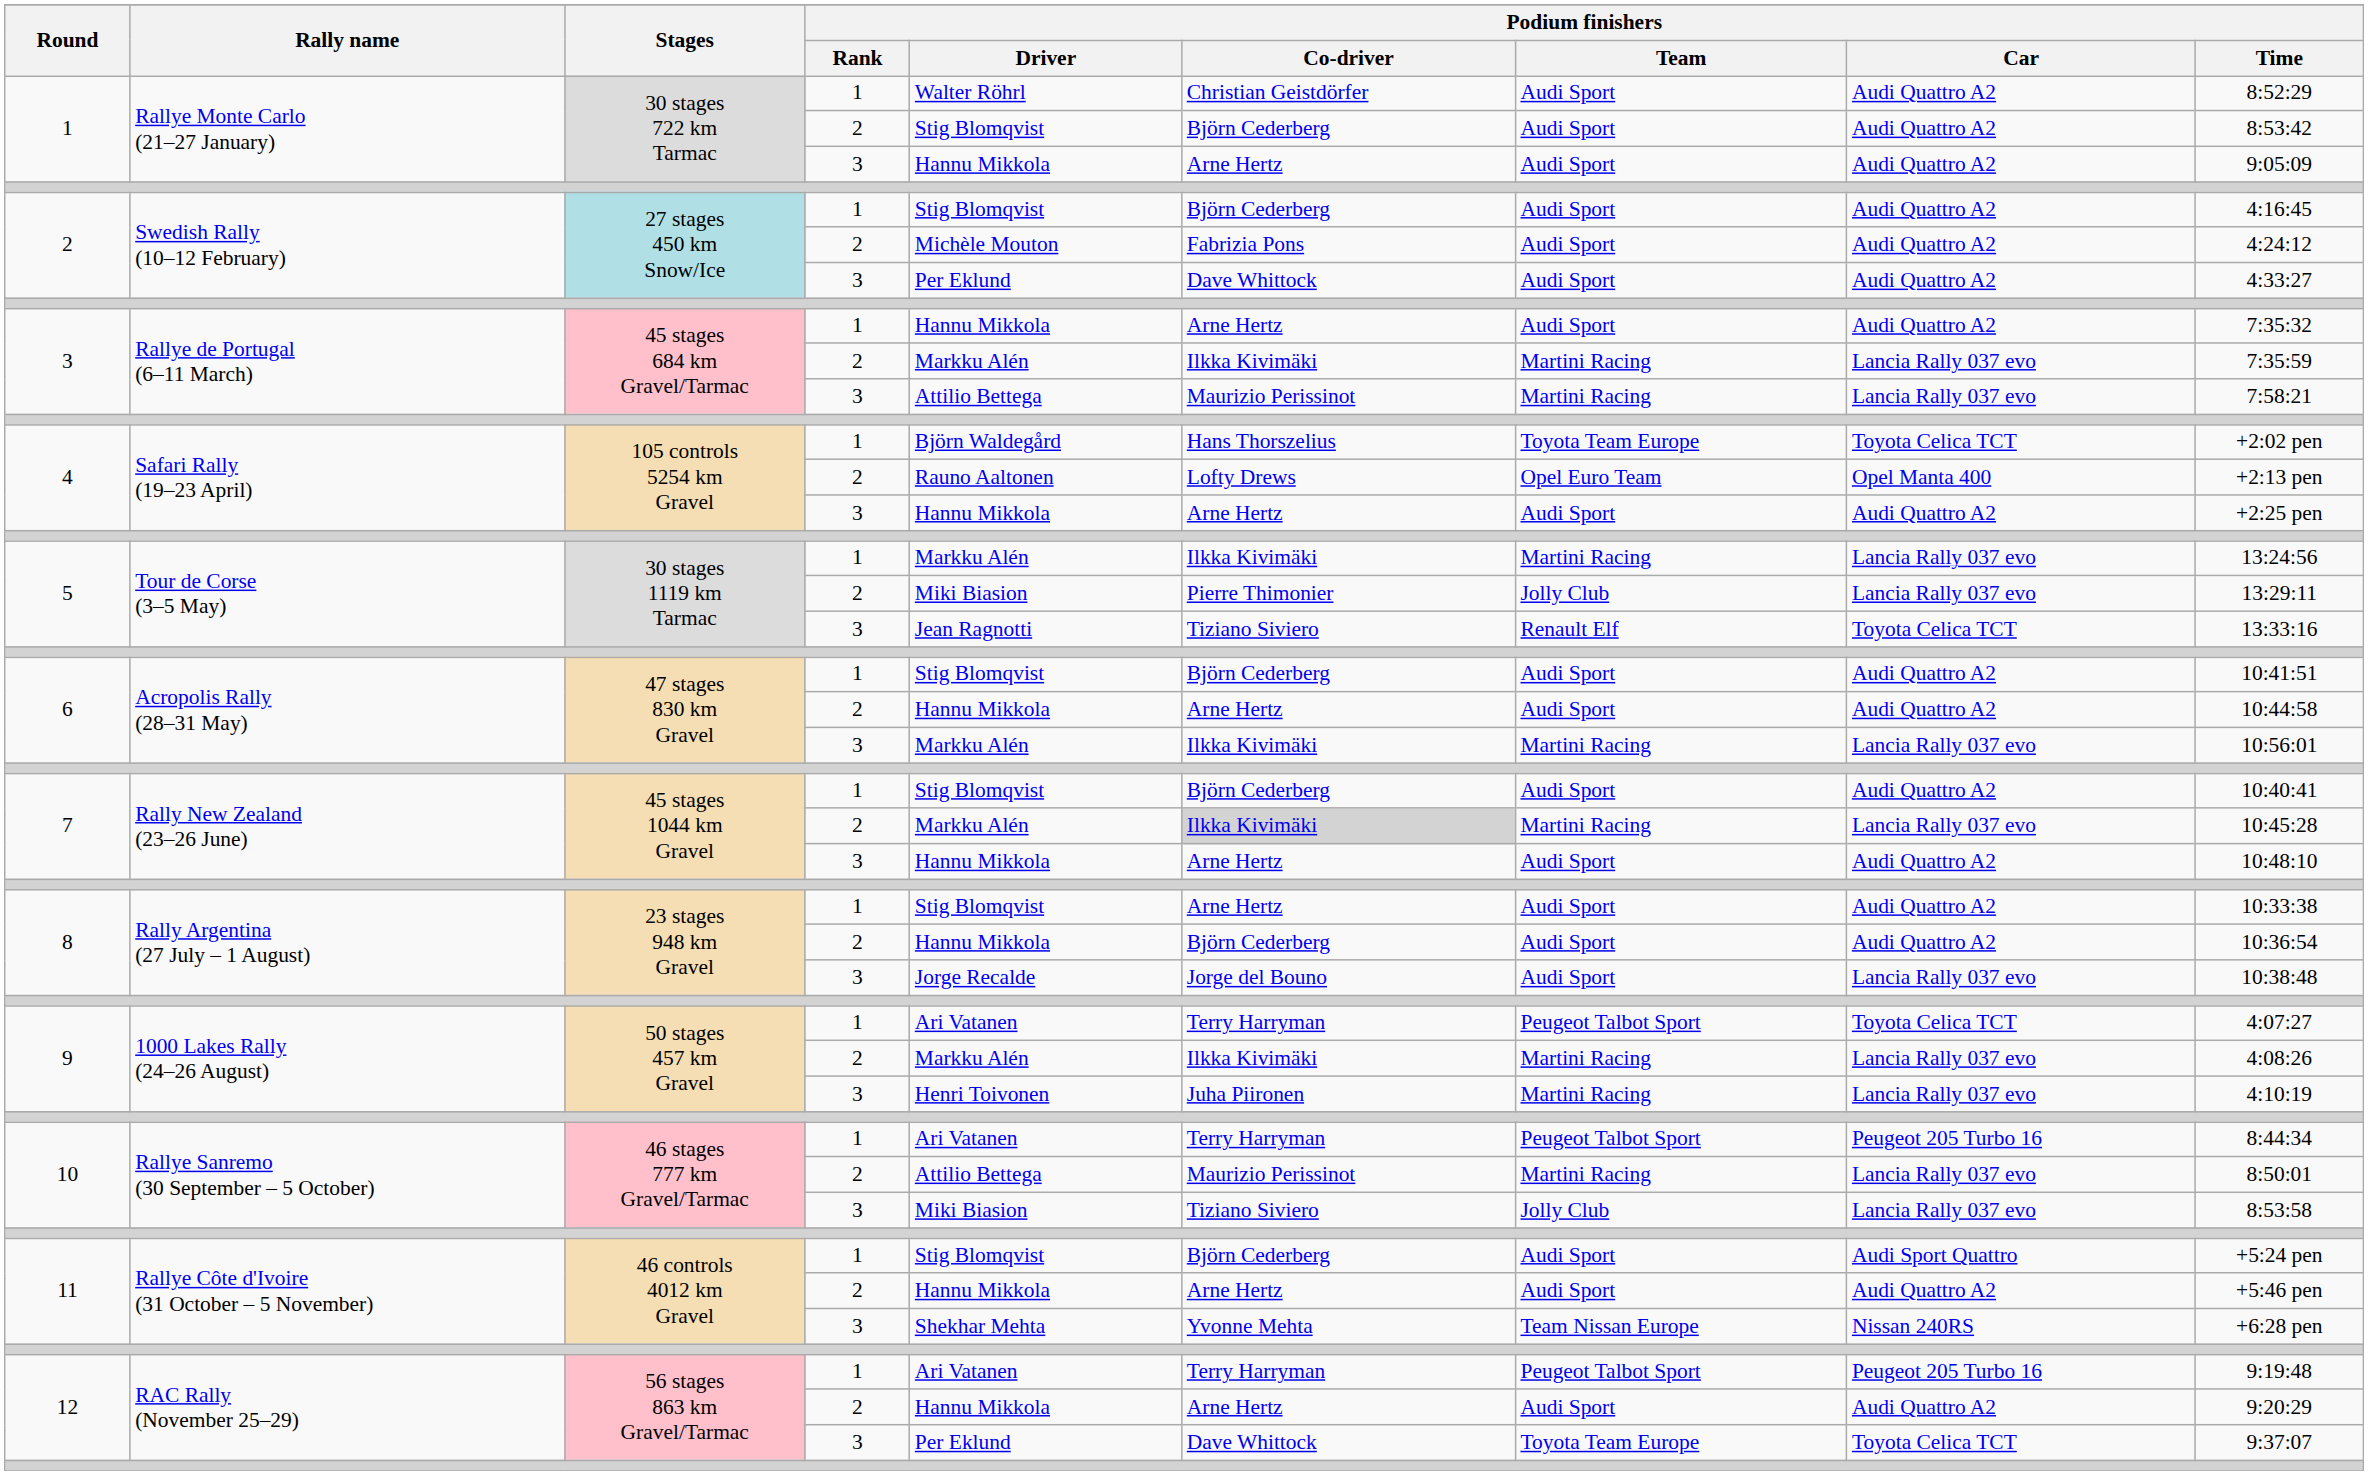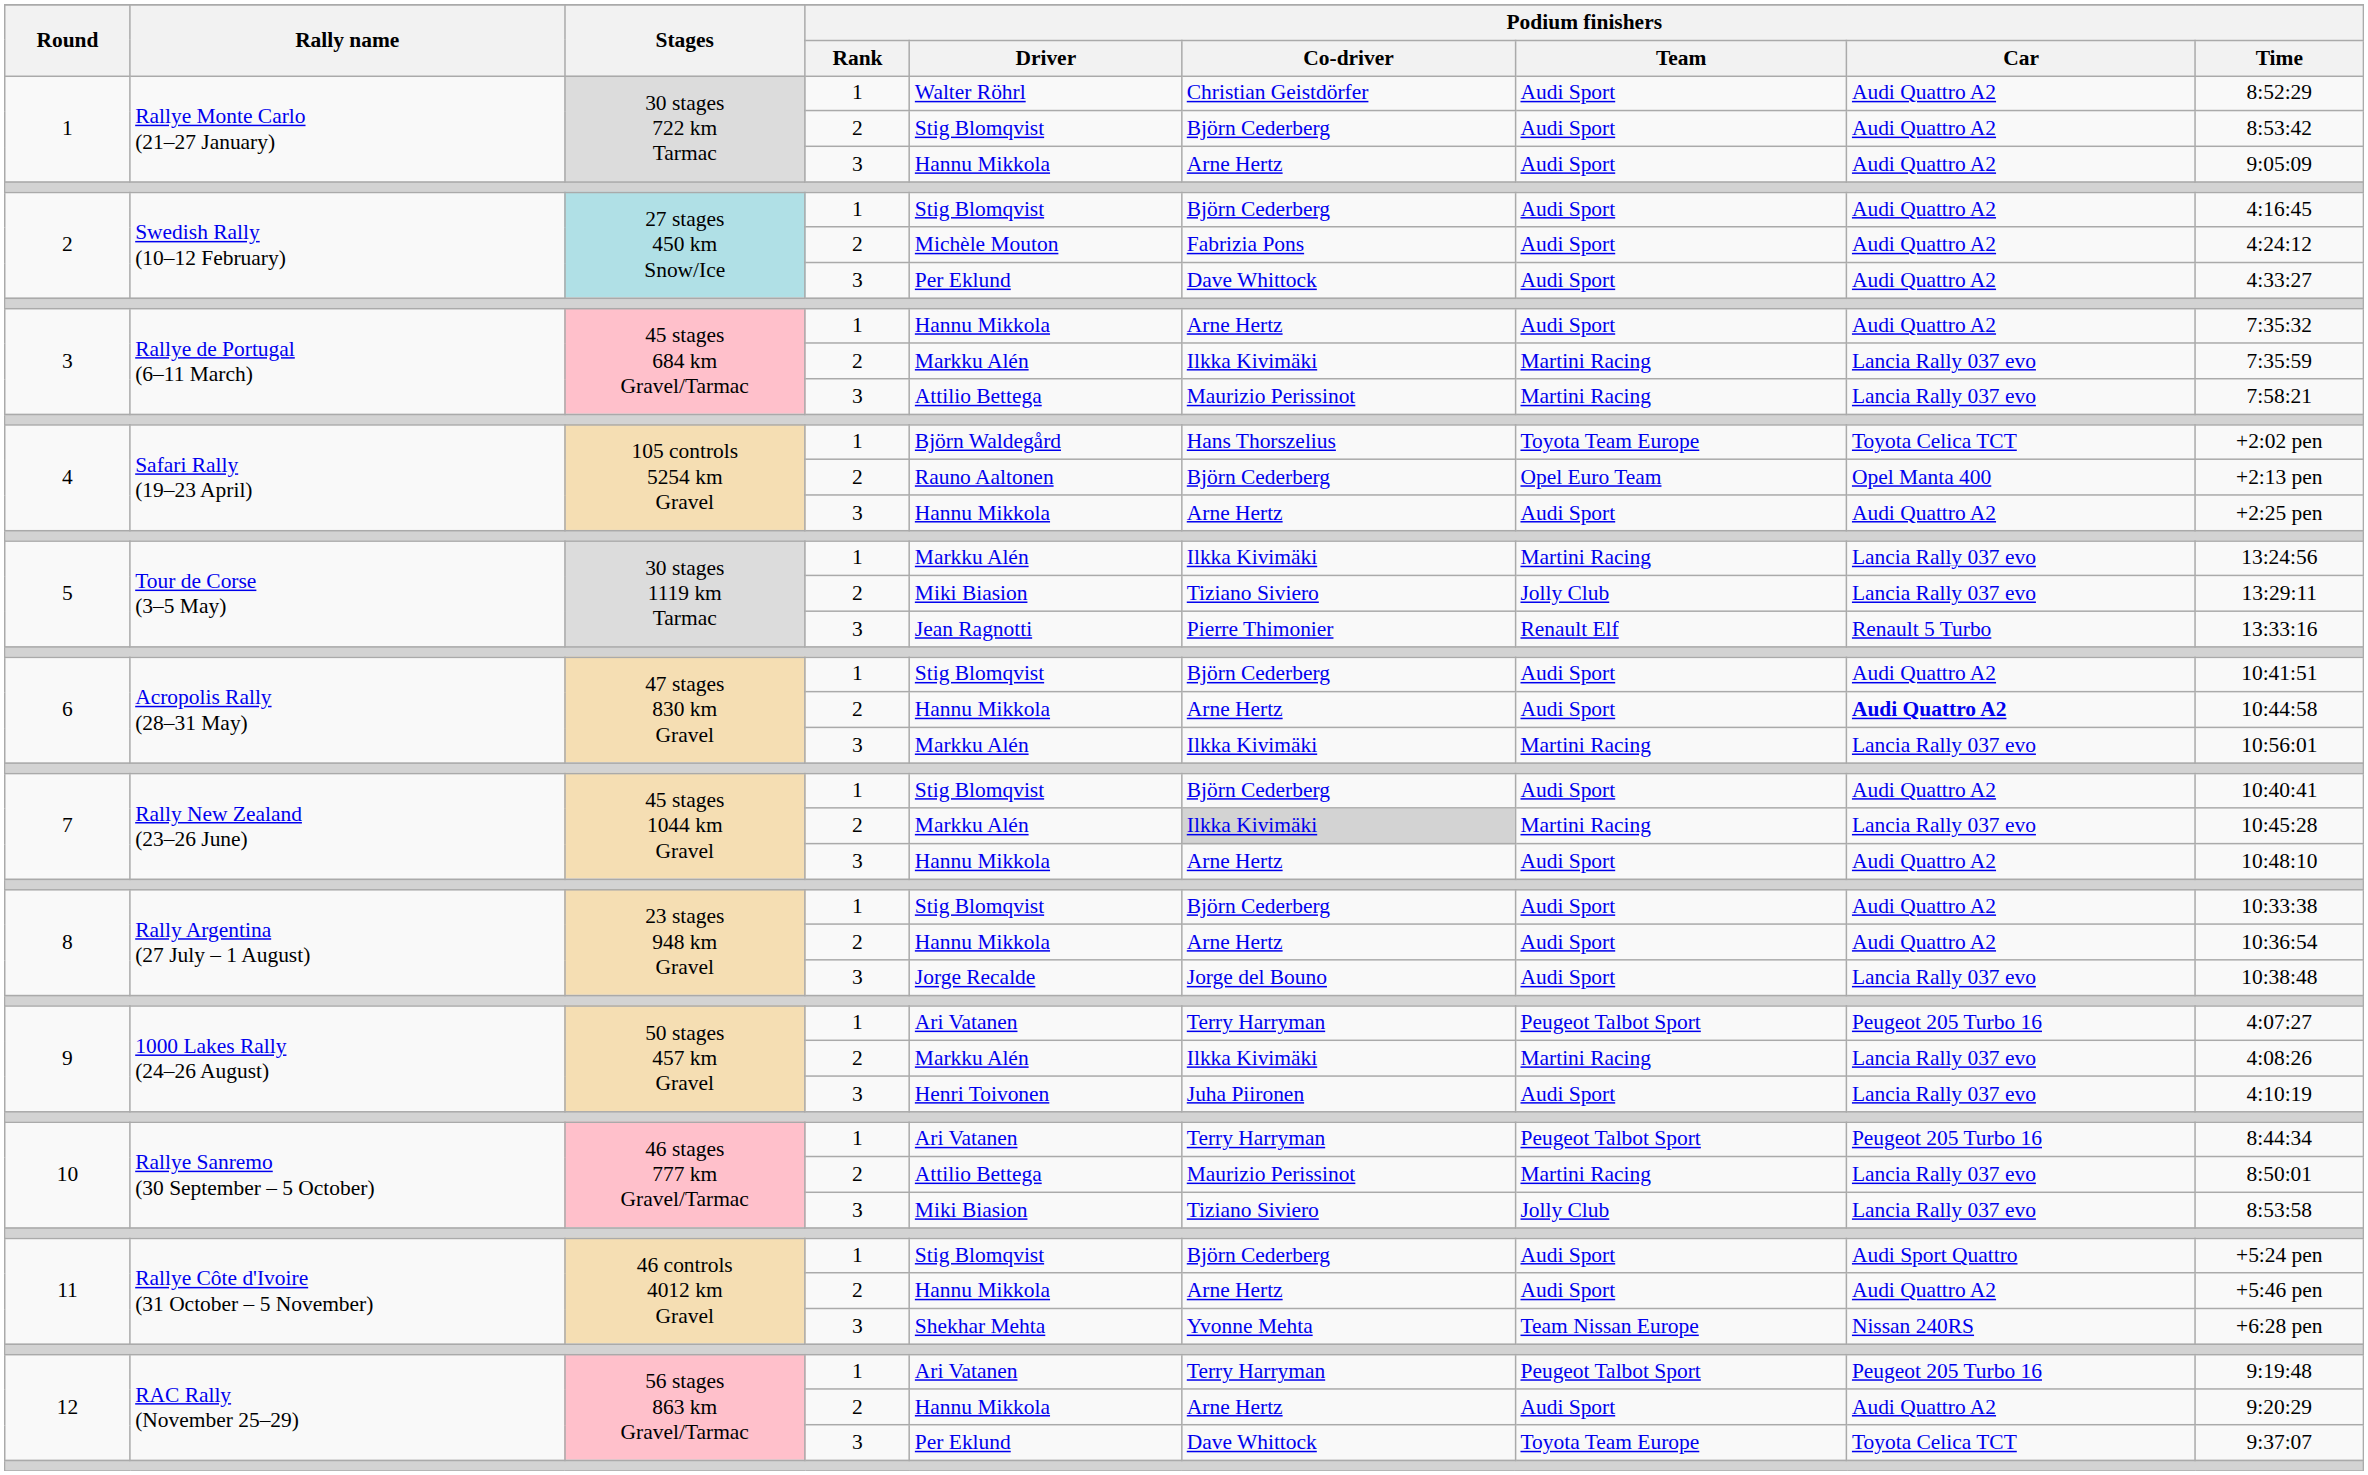(1241, 477) Lofty Drews -> (1258, 477) Björn Cederberg
(1260, 593) Pierre Thimonier -> (1253, 593) Tiziano Siviero
(1253, 629) Tiziano Siviero -> (1260, 629) Pierre Thimonier
(1934, 629) Toyota Celica TCT -> (1922, 629) Renault 5 Turbo
(1924, 709) normal -> (1929, 709) bold
(1235, 906) Arne Hertz -> (1258, 906) Björn Cederberg
(1258, 942) Björn Cederberg -> (1235, 942) Arne Hertz
(1934, 1023) Toyota Celica TCT -> (1947, 1023) Peugeot 205 Turbo 16
(1586, 1093) Martini Racing -> (1568, 1093) Audi Sport
